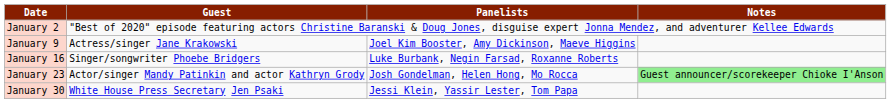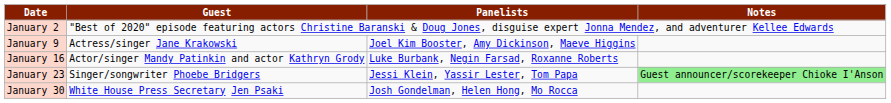(165, 59) Singer/songwriter Phoebe Bridgers -> (217, 59) Actor/singer Mandy Patinkin and actor Kathryn Grody
(217, 75) Actor/singer Mandy Patinkin and actor Kathryn Grody -> (165, 75) Singer/songwriter Phoebe Bridgers
(473, 75) Josh Gondelman, Helen Hong, Mo Rocca -> (473, 75) Jessi Klein, Yassir Lester, Tom Papa
(473, 91) Jessi Klein, Yassir Lester, Tom Papa -> (473, 91) Josh Gondelman, Helen Hong, Mo Rocca
